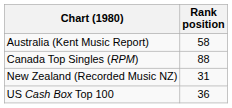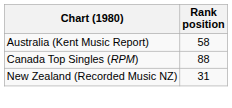- row: (60, 94)
